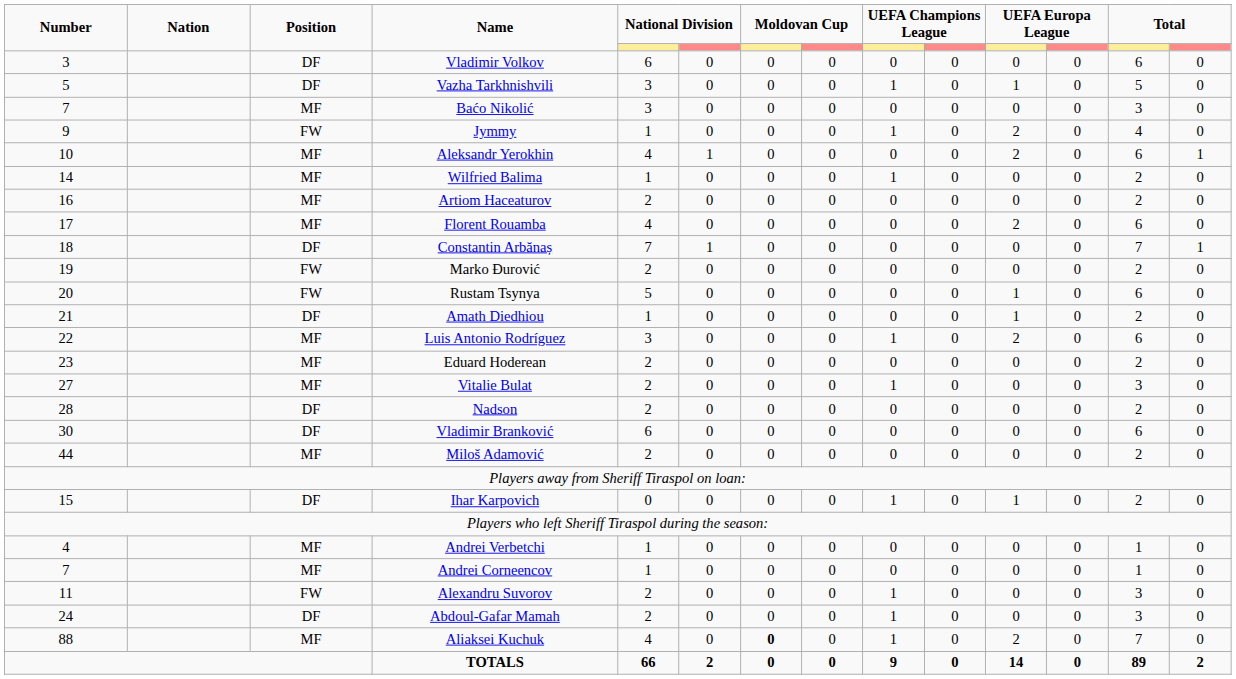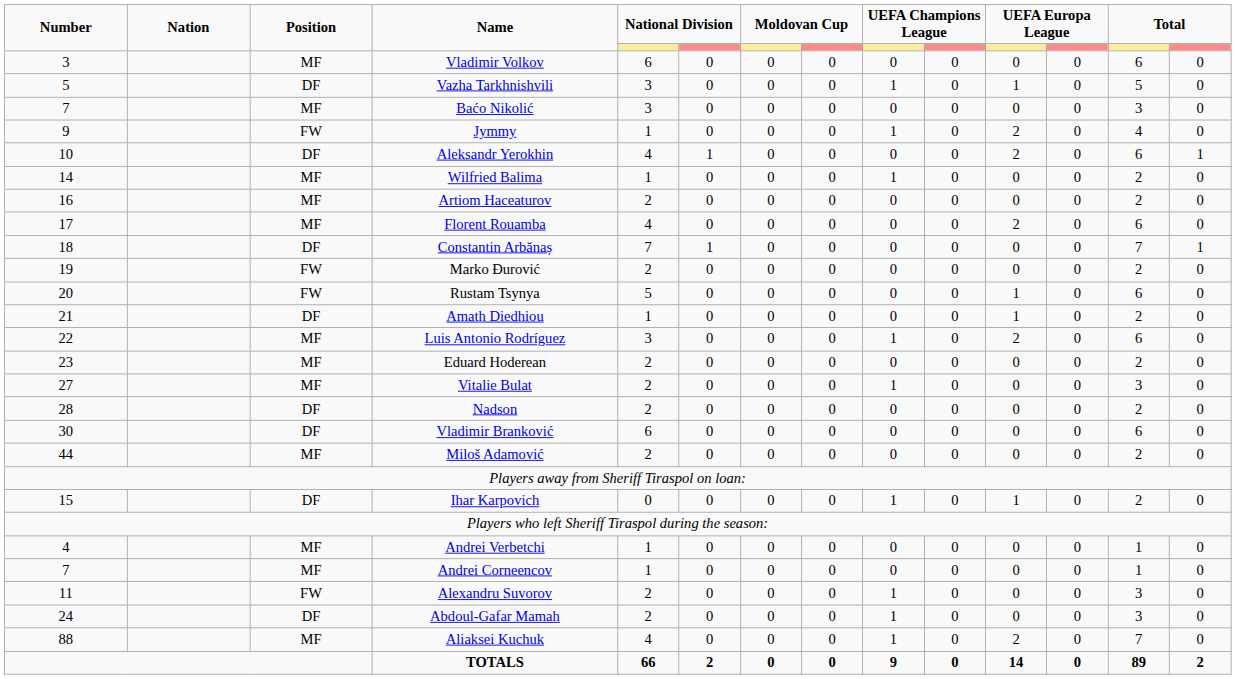(311, 62) DF -> (311, 62) MF
(311, 154) MF -> (311, 154) DF
(771, 639) bold -> (771, 639) normal
